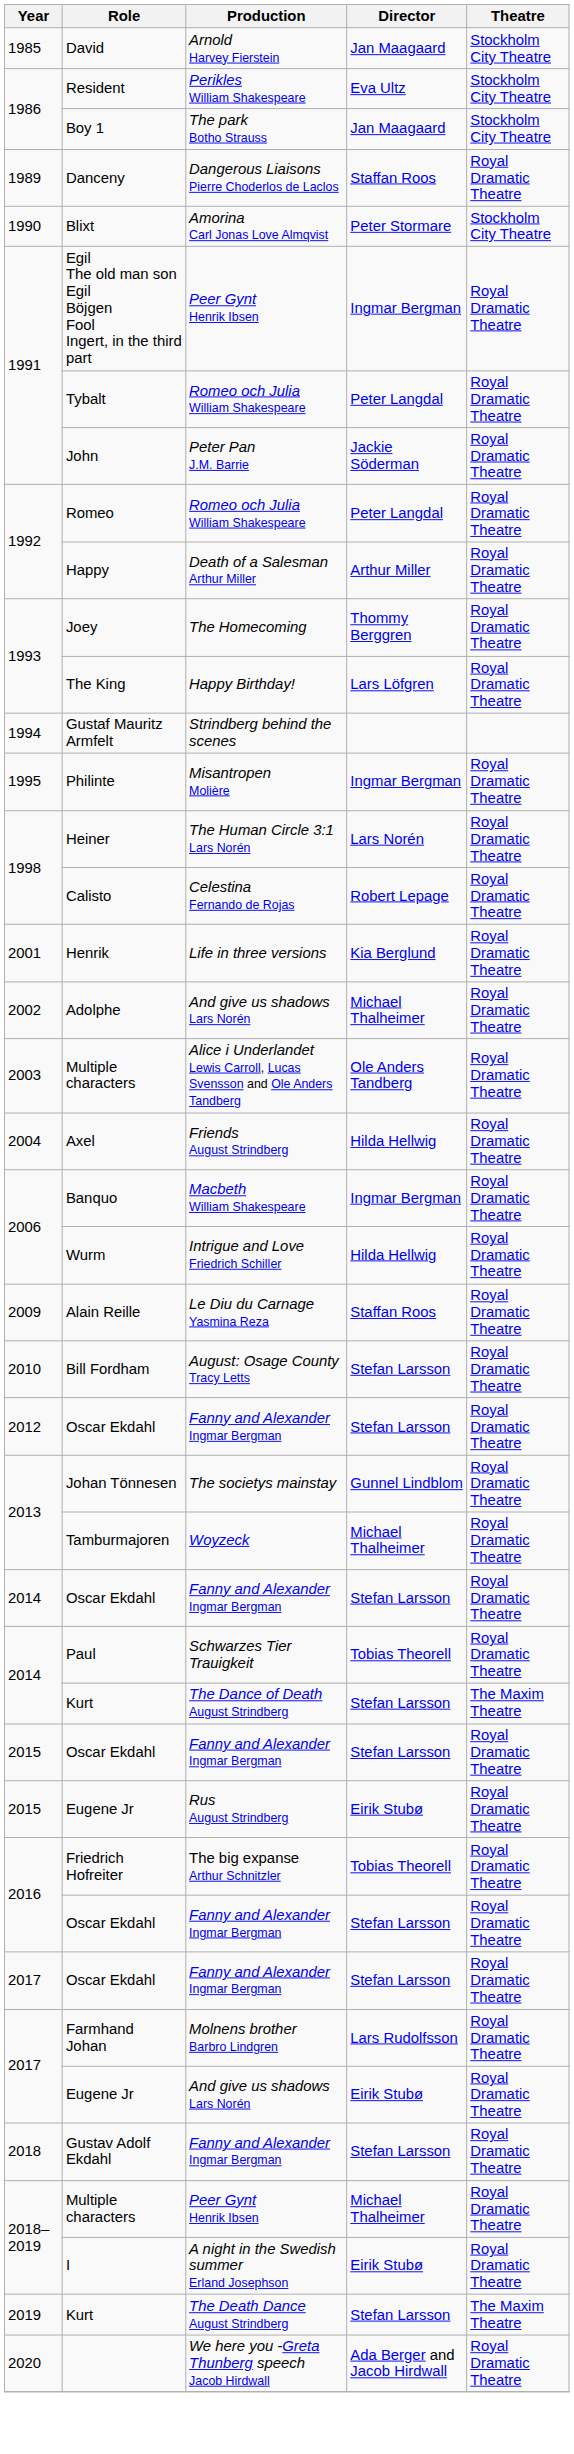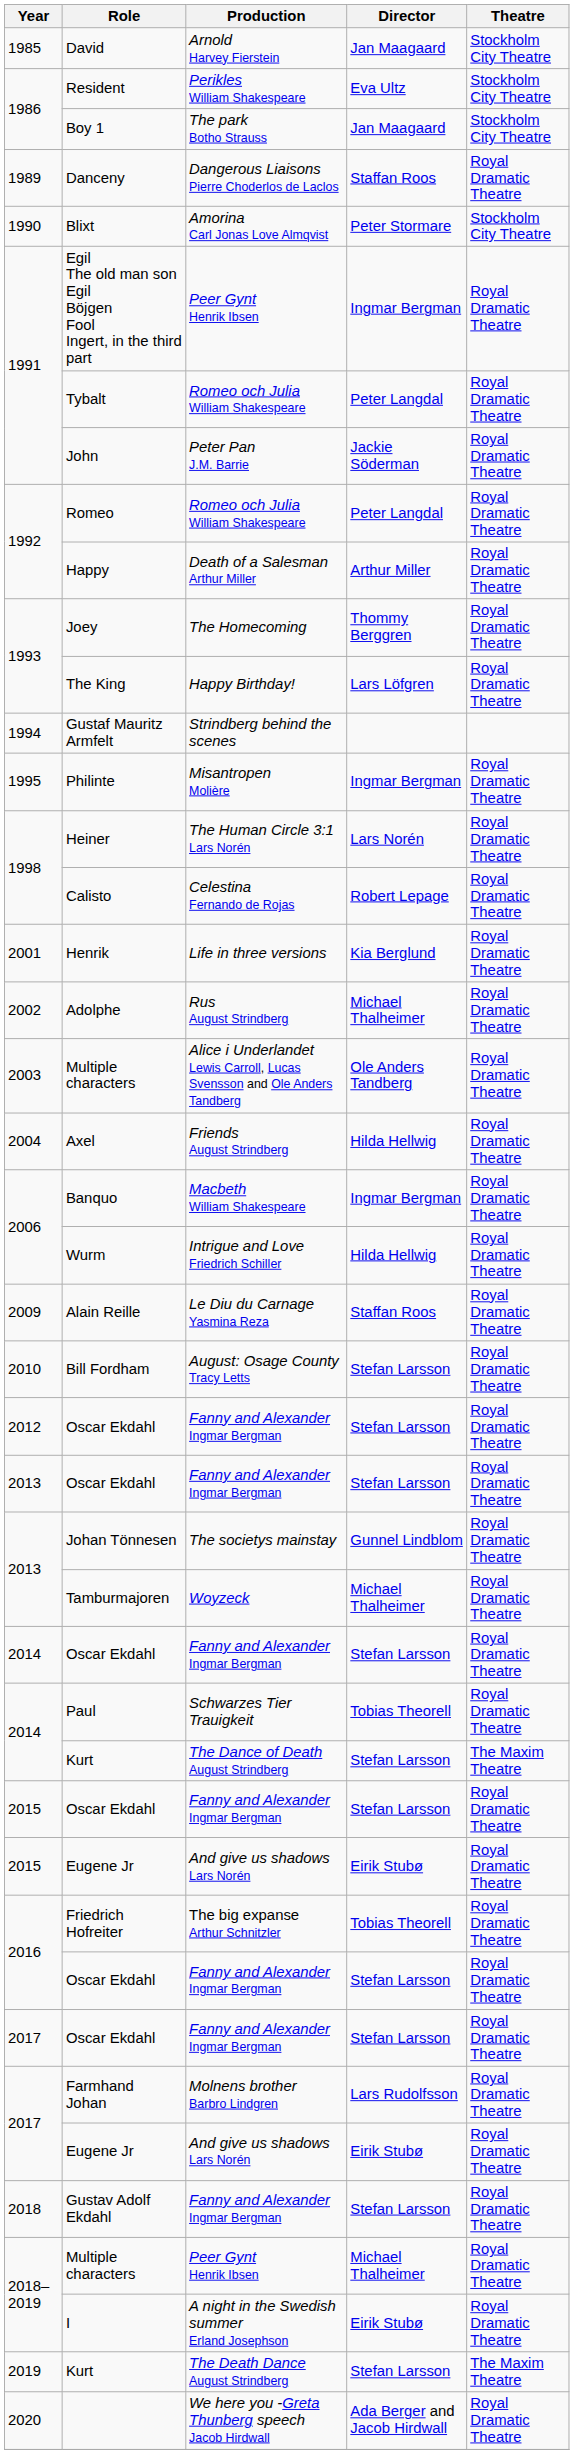(259, 1010) And give us shadows Lars Norén -> (239, 1010) Rus August Strindberg
+ row: (24, 1483)
(239, 1809) Rus August Strindberg -> (259, 1866) And give us shadows Lars Norén
